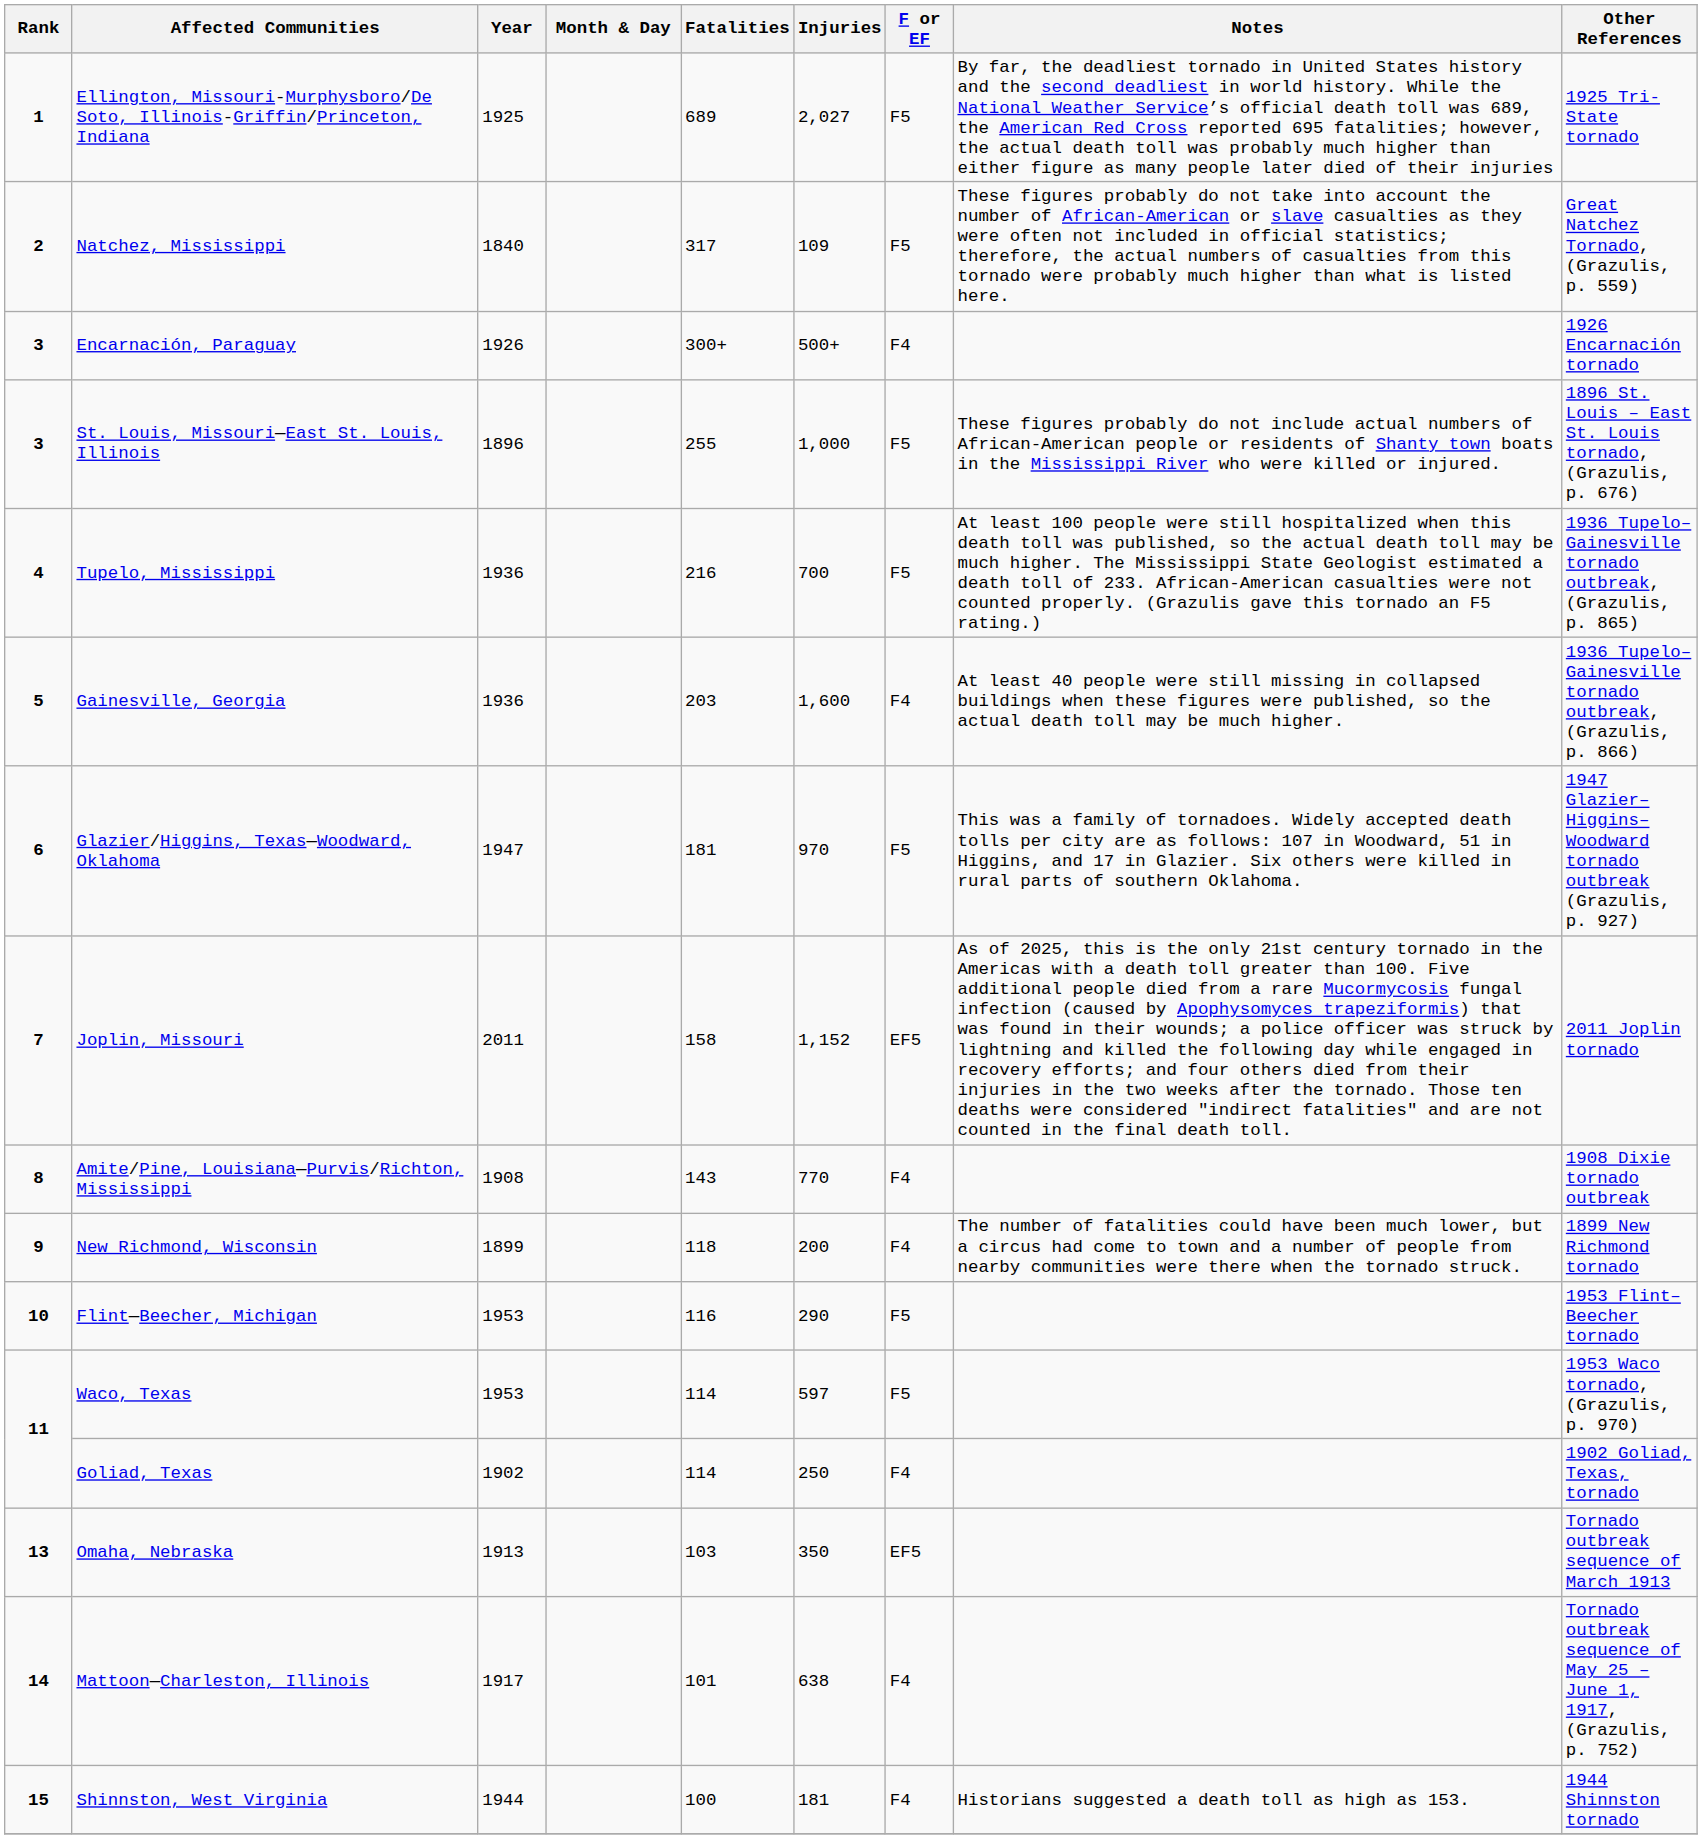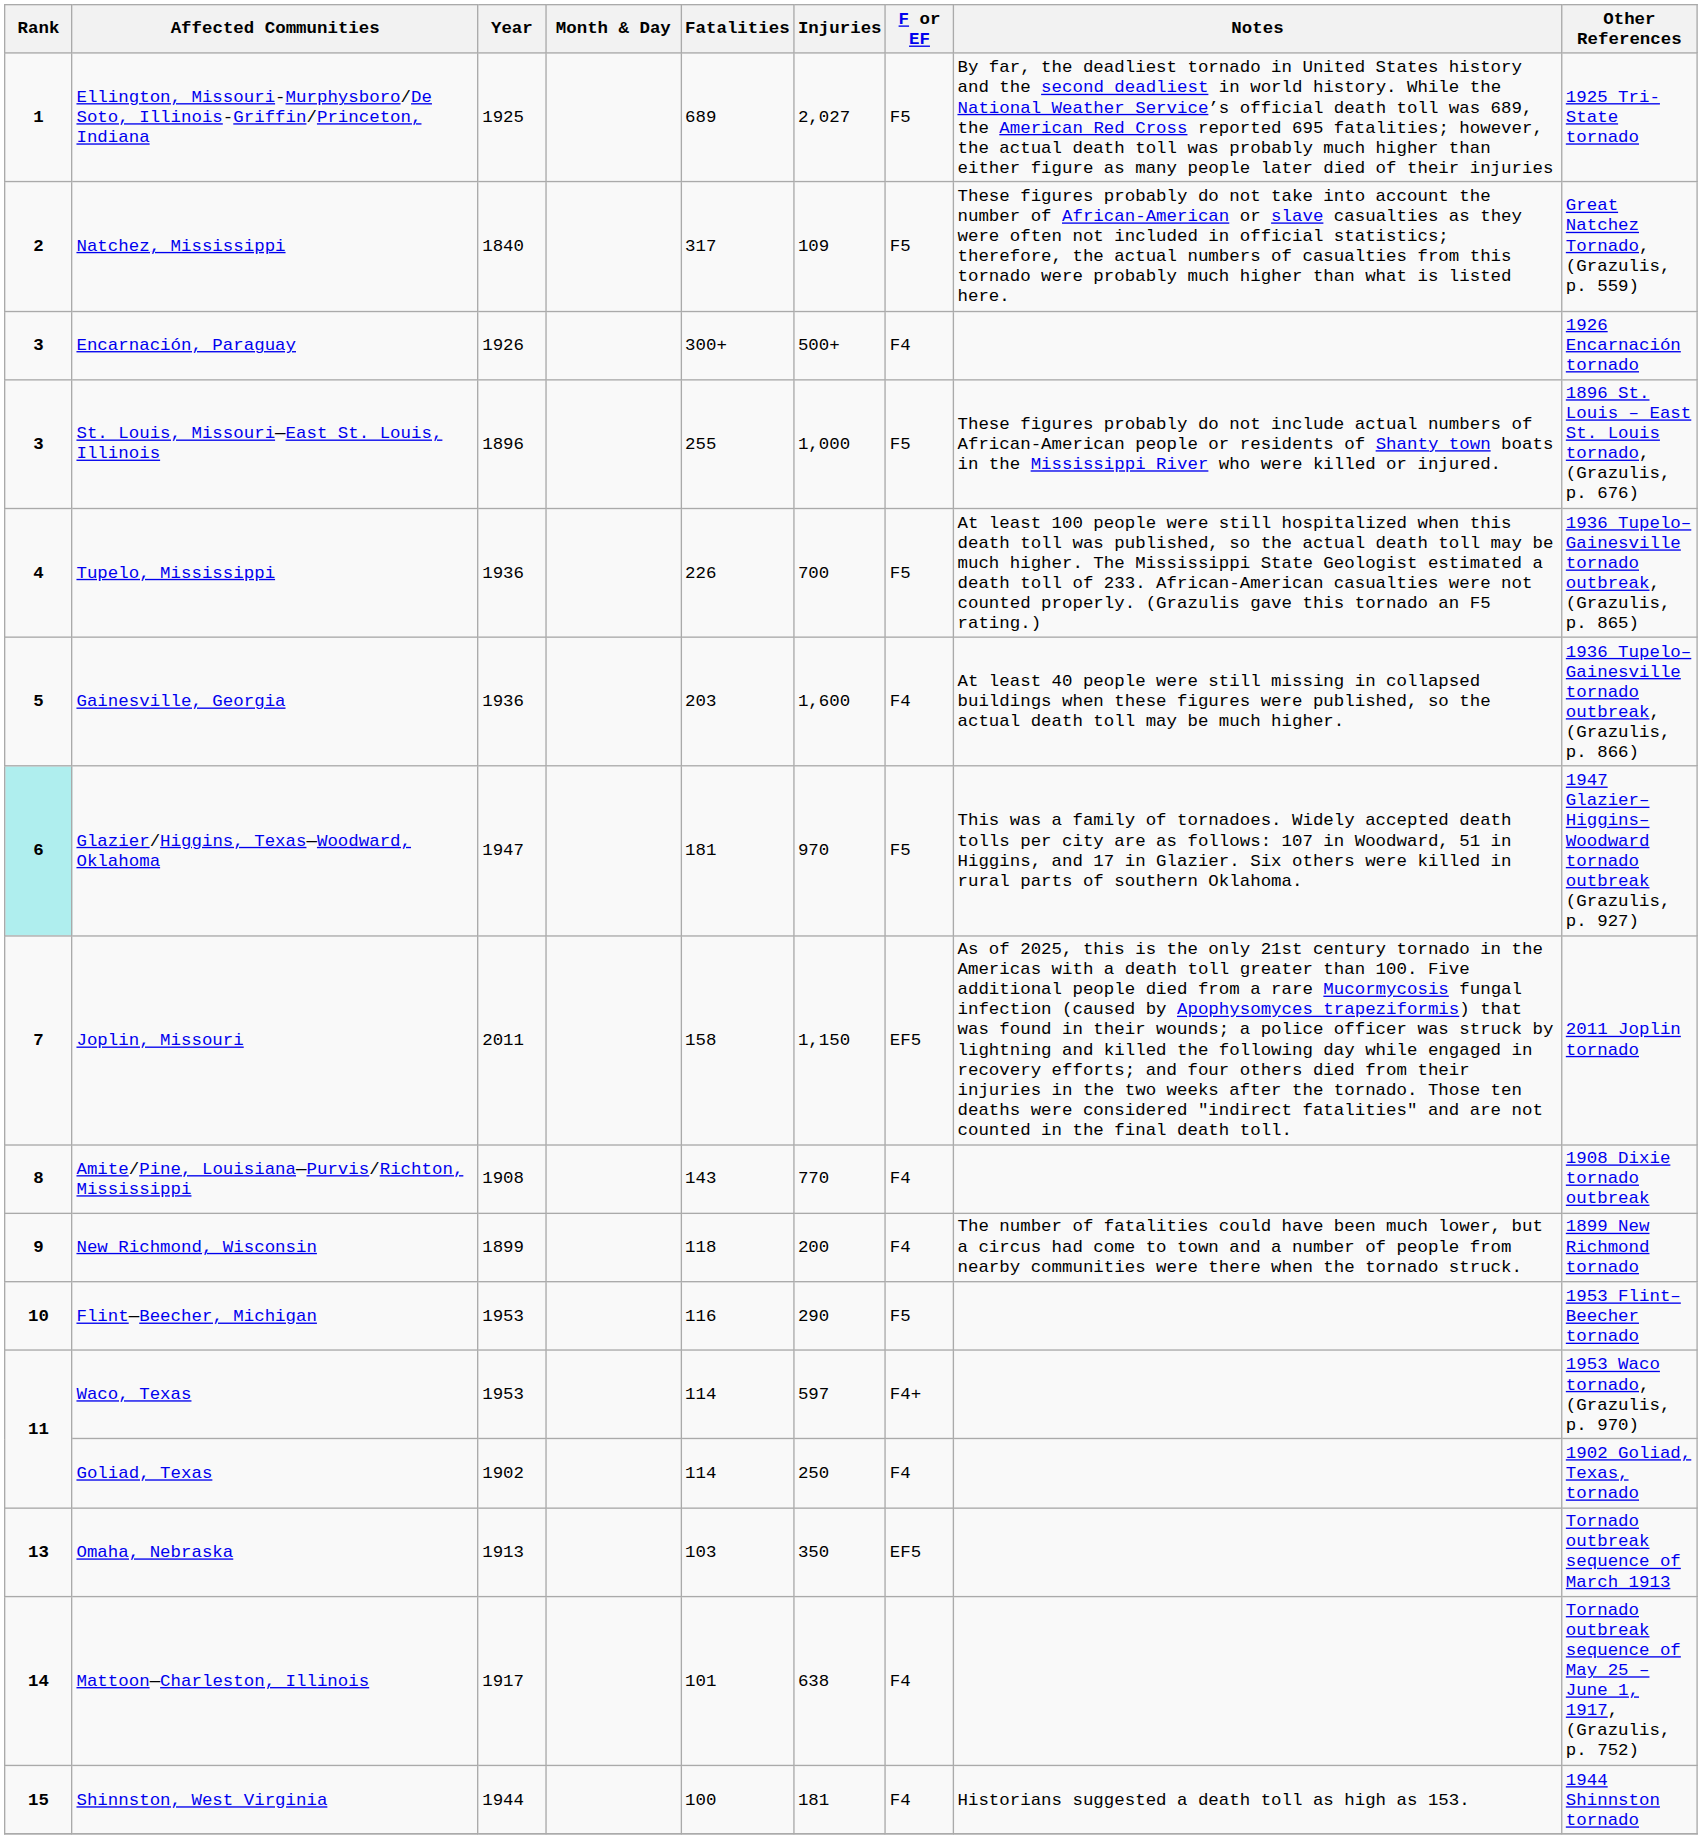(701, 573) 216 -> (701, 573) 226
(38, 851) no background -> (38, 851) paleturquoise background
(824, 1040) 1,152 -> (824, 1040) 1,150
(900, 1395) F5 -> (906, 1395) F4+
